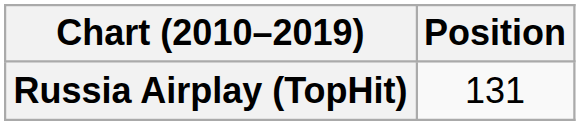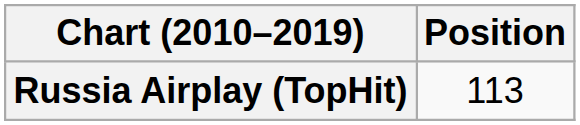(495, 90) 131 -> (495, 90) 113
